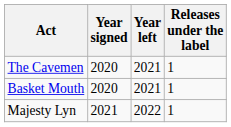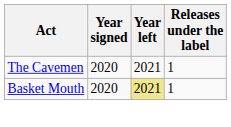(147, 89) no background -> (147, 89) khaki background
- row: (42, 110)
